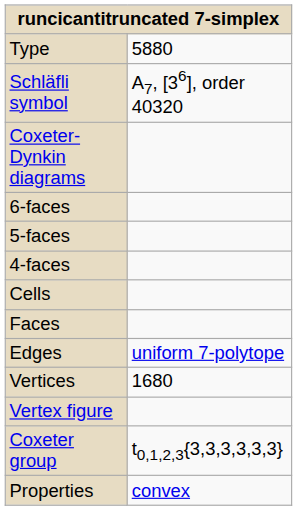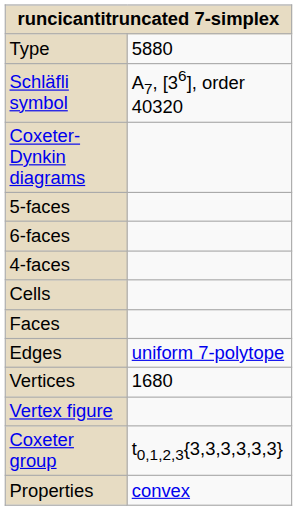rows swapped: (40, 206) <-> (40, 236)
